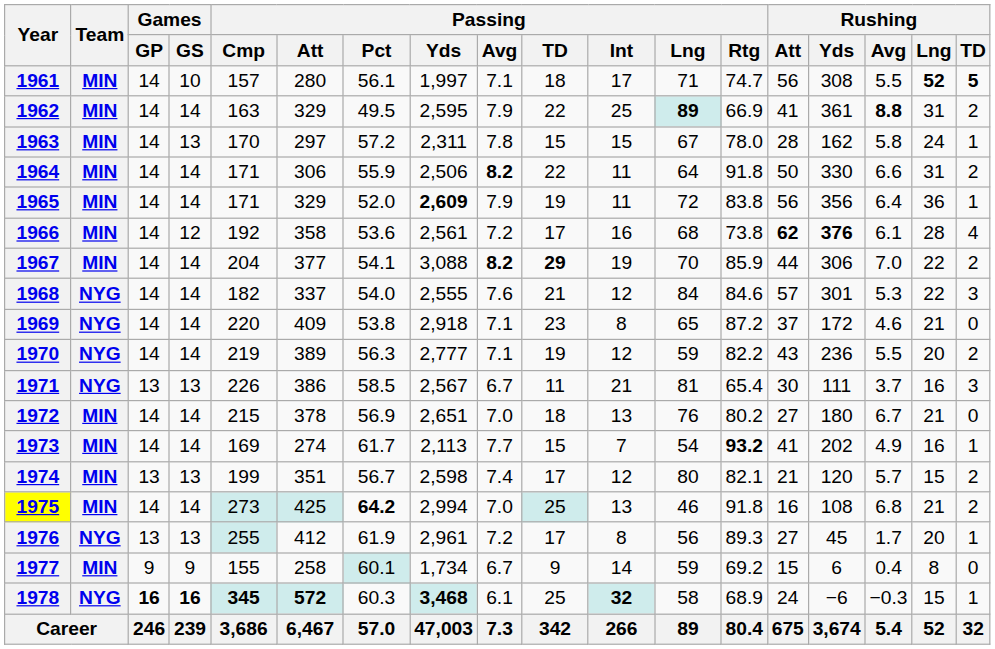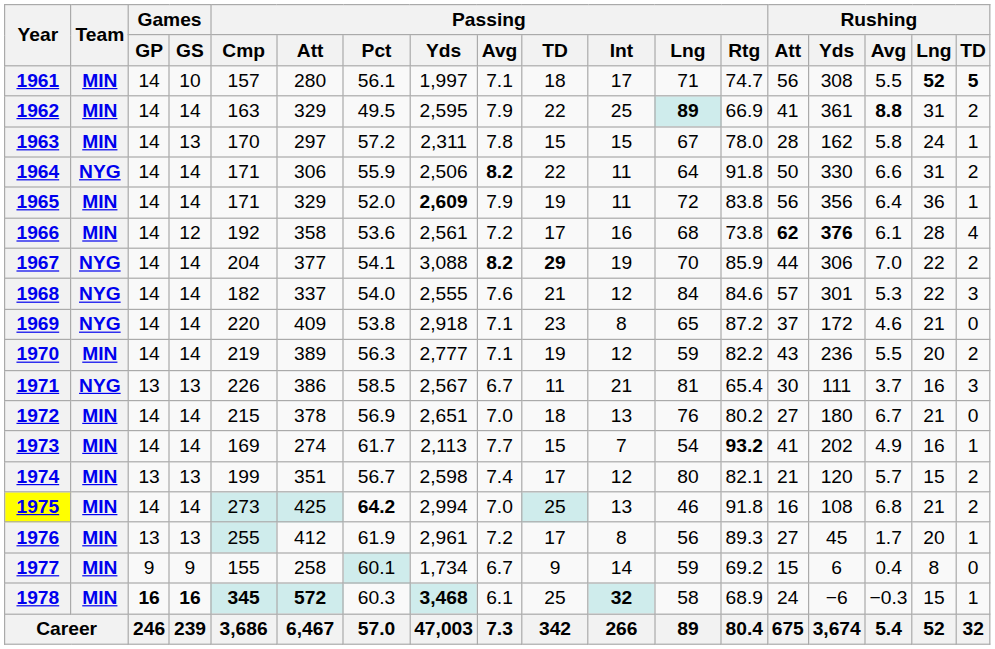(100, 171) MIN -> (100, 171) NYG
(100, 263) MIN -> (100, 263) NYG
(100, 354) NYG -> (100, 354) MIN
(100, 537) NYG -> (100, 537) MIN
(100, 598) NYG -> (100, 598) MIN
